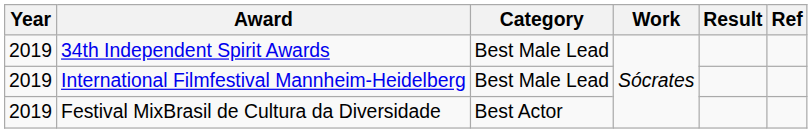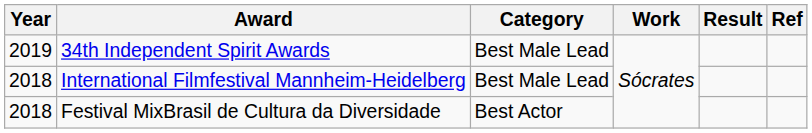(31, 81) 2019 -> (31, 81) 2018
(31, 111) 2019 -> (31, 111) 2018
